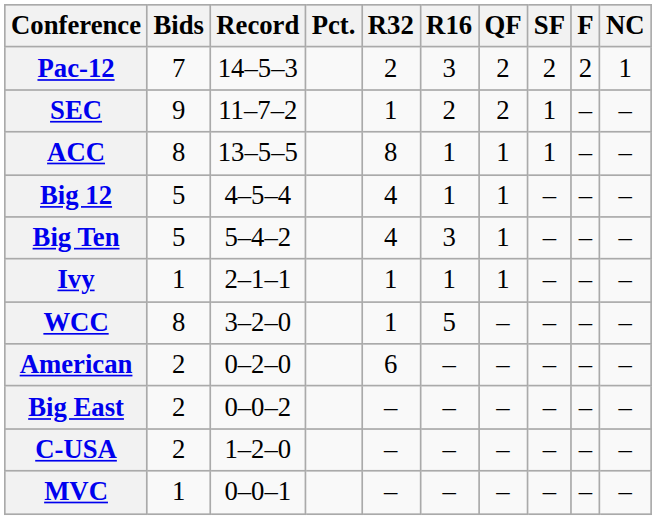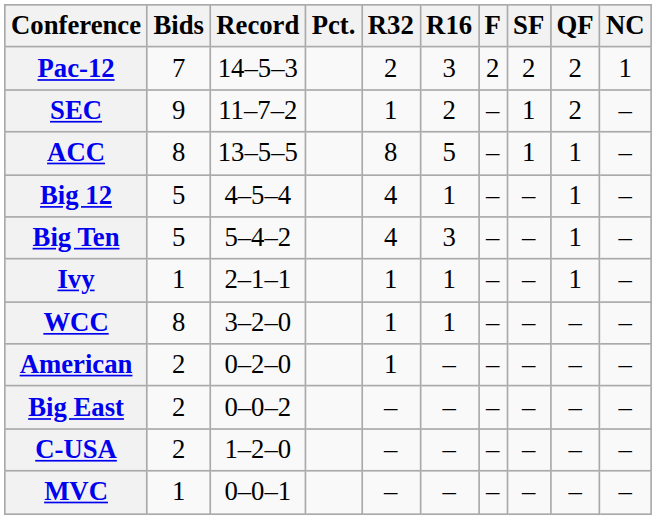columns swapped: (503, 25) <-> (586, 25)
(449, 152) 1 -> (449, 152) 5
(449, 322) 5 -> (449, 322) 1
(391, 364) 6 -> (391, 364) 1
